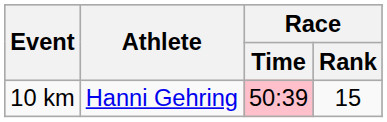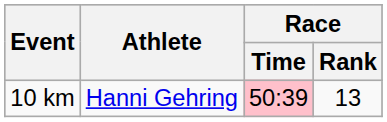(348, 98) 15 -> (348, 98) 13
